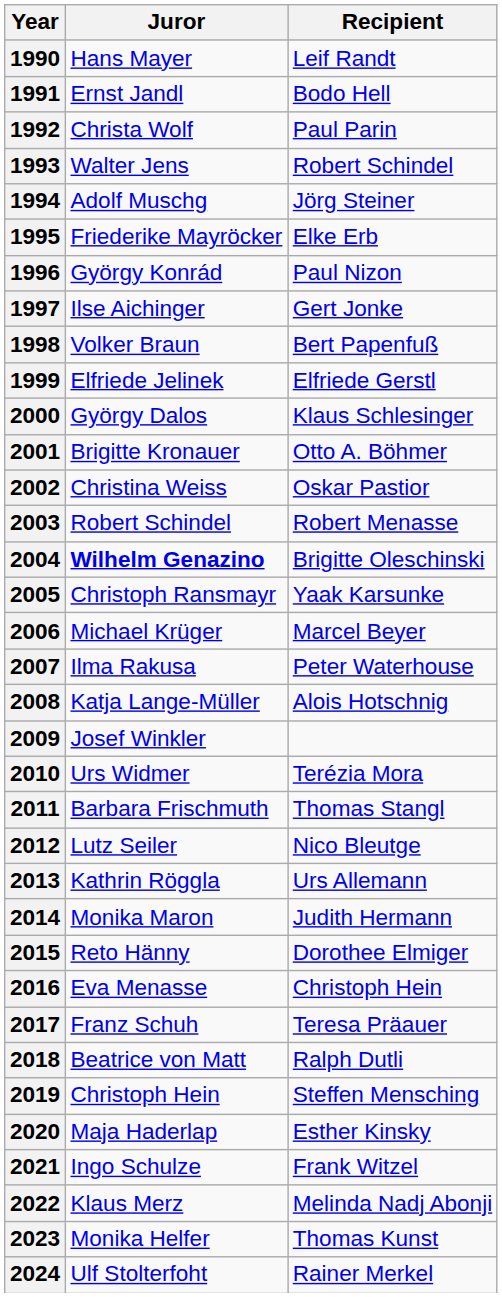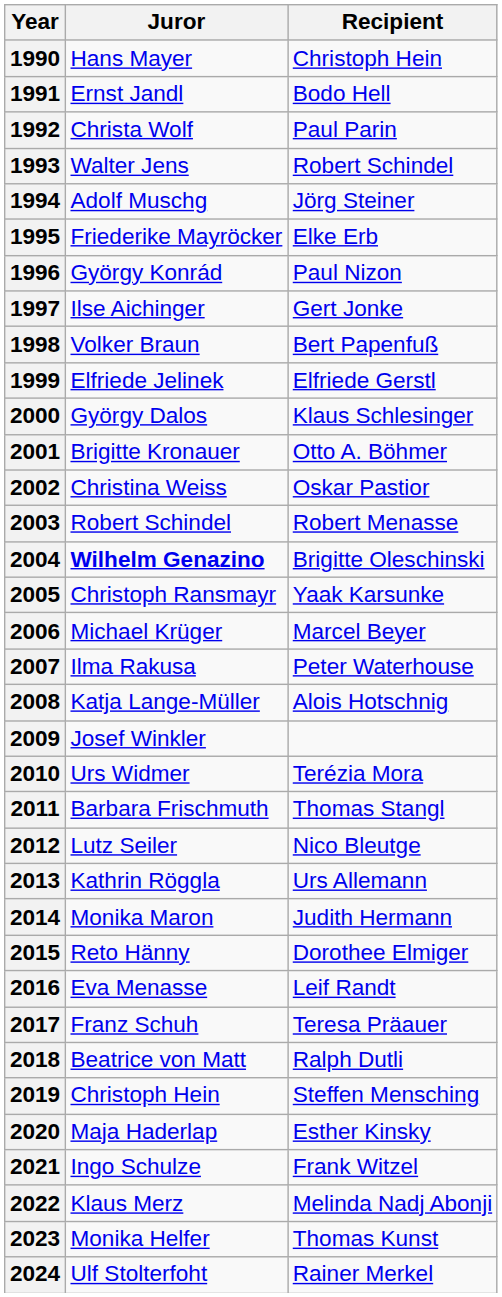(344, 58) Leif Randt -> (367, 58) Christoph Hein
(367, 988) Christoph Hein -> (344, 988) Leif Randt
